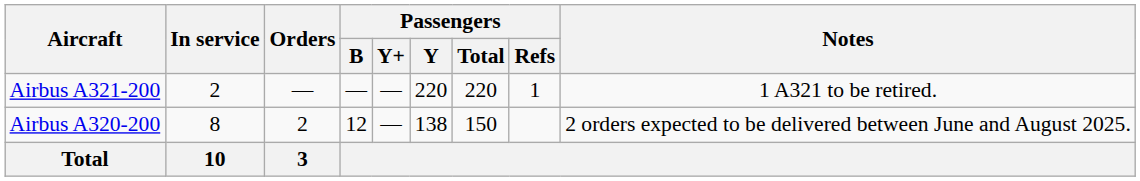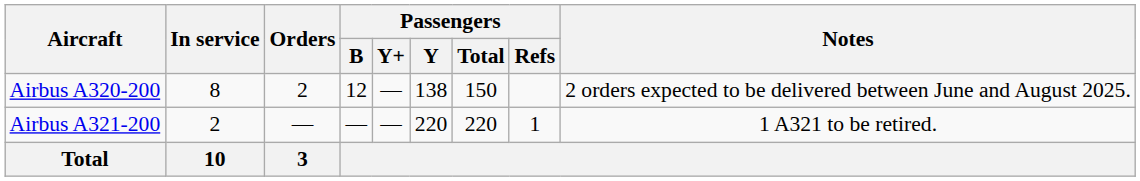rows swapped: (85, 124) <-> (85, 90)
